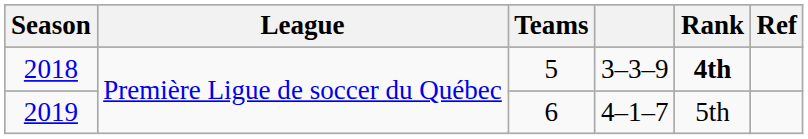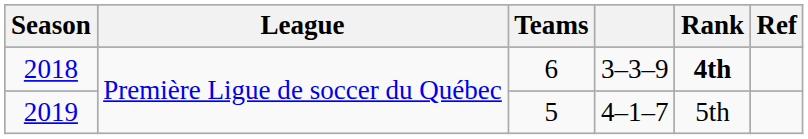(551, 68) 5 -> (551, 68) 6
(551, 111) 6 -> (551, 111) 5
